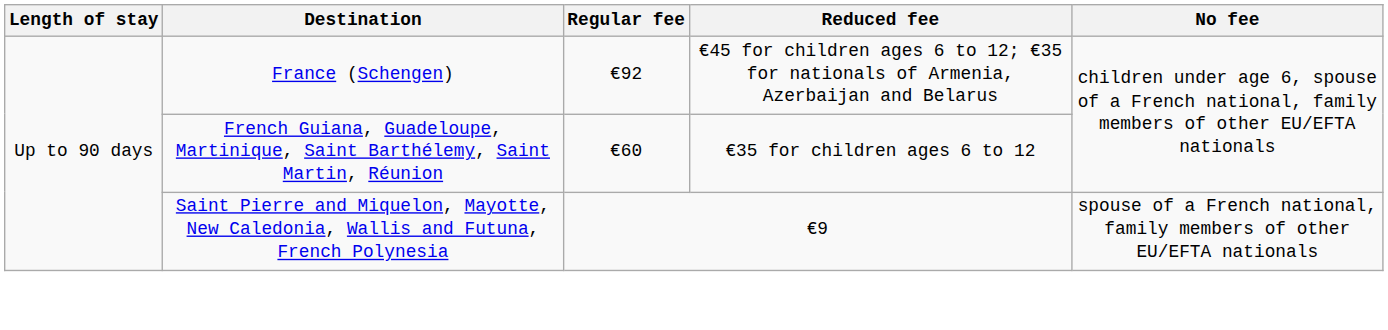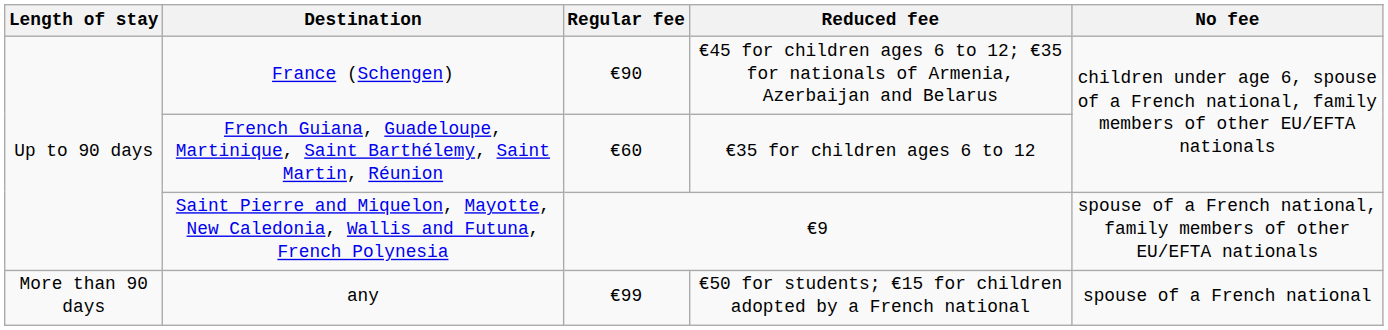(626, 74) €92 -> (626, 74) €90
+ row: (363, 296)
